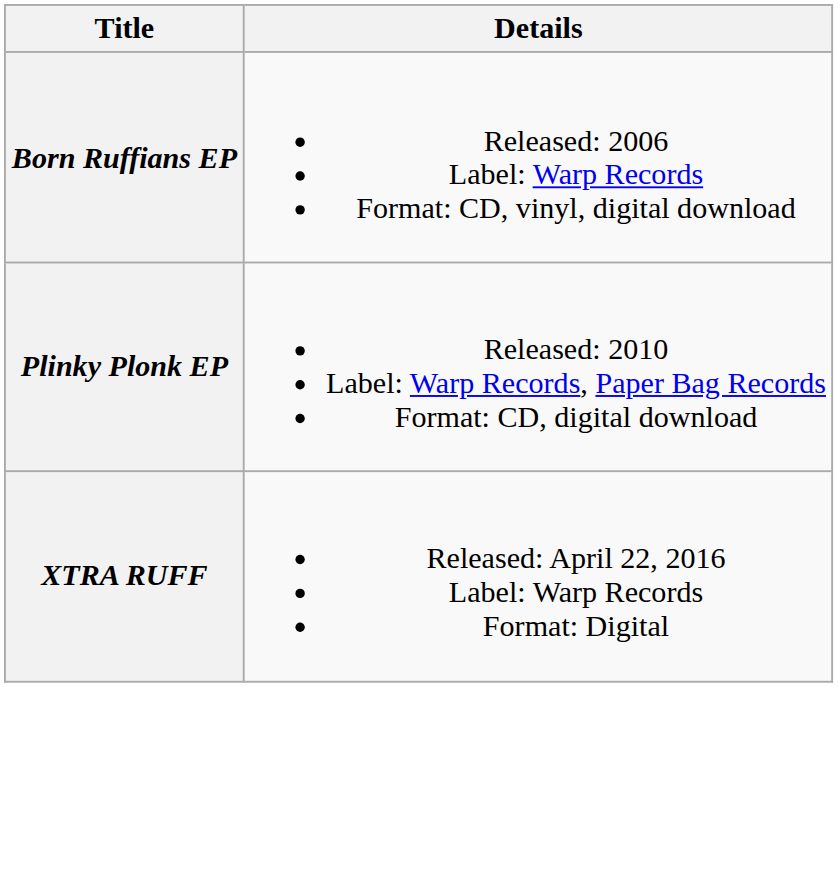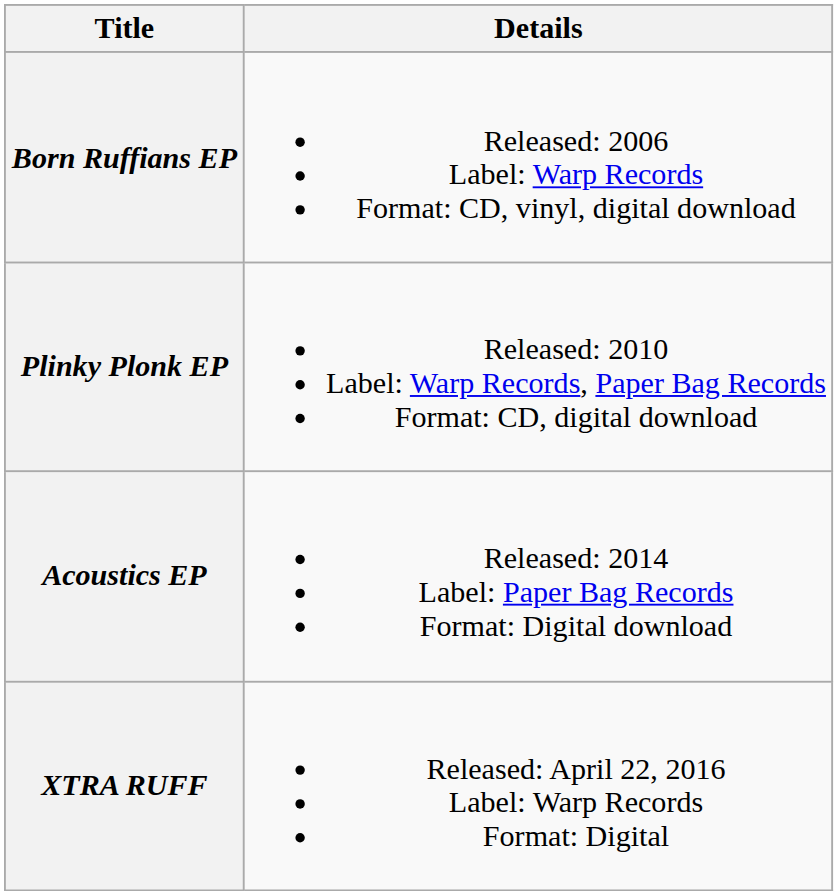+ row: (124, 575)
